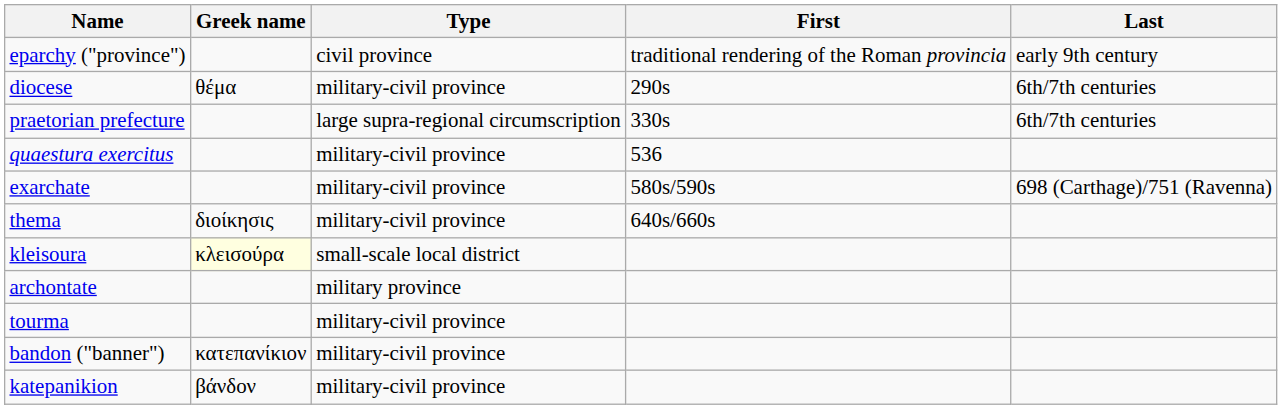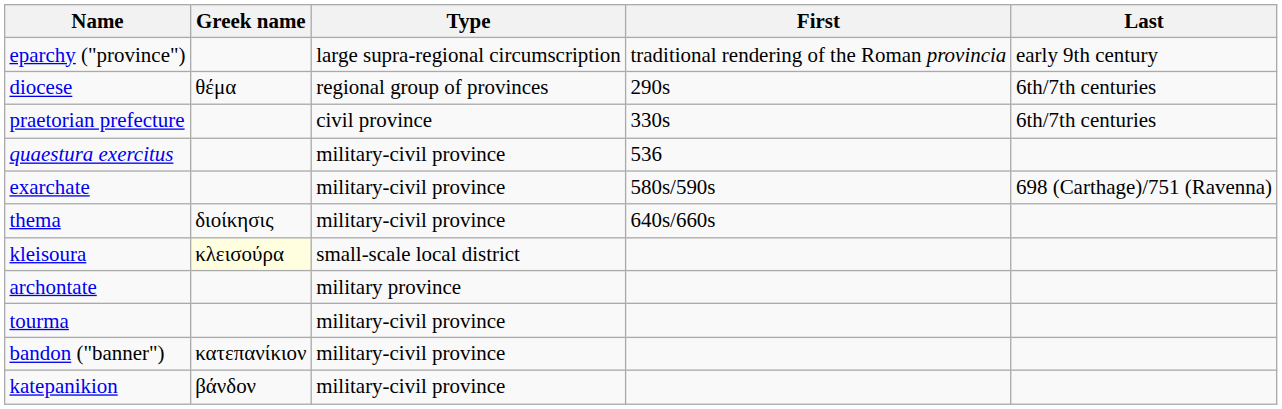(374, 54) civil province -> (469, 54) large supra-regional circumscription
(411, 87) military-civil province -> (432, 87) regional group of provinces
(469, 120) large supra-regional circumscription -> (374, 120) civil province
